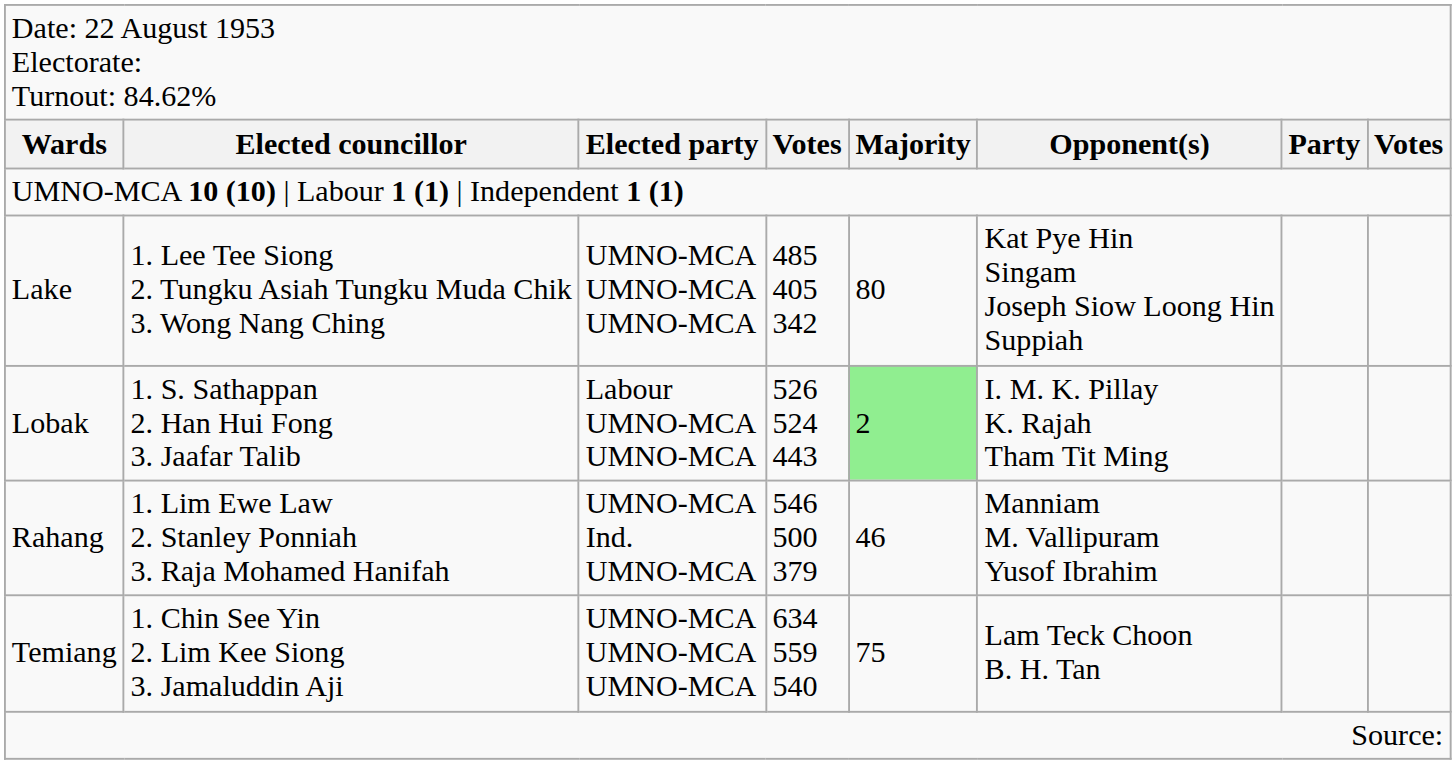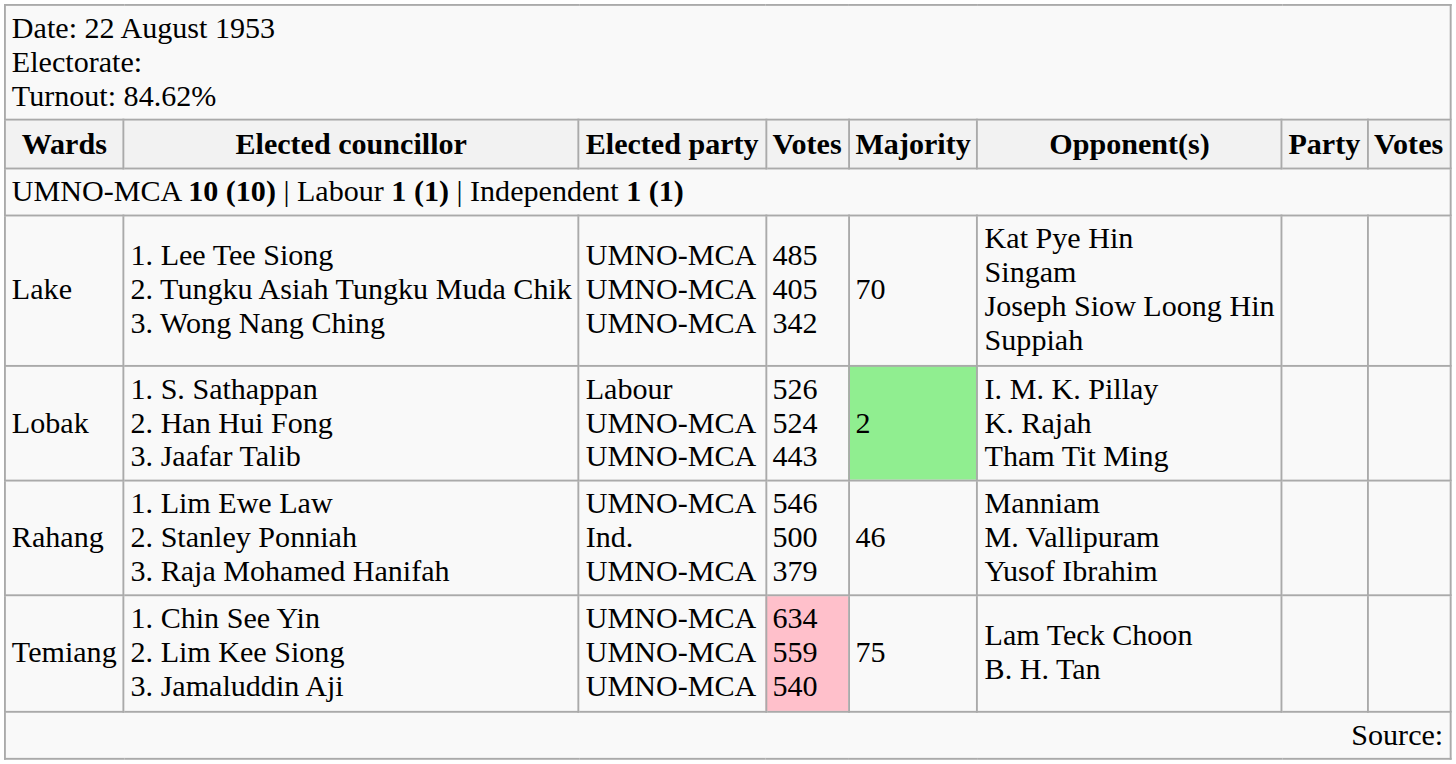(871, 289) 80 -> (871, 289) 70
(795, 652) no background -> (795, 652) pink background
